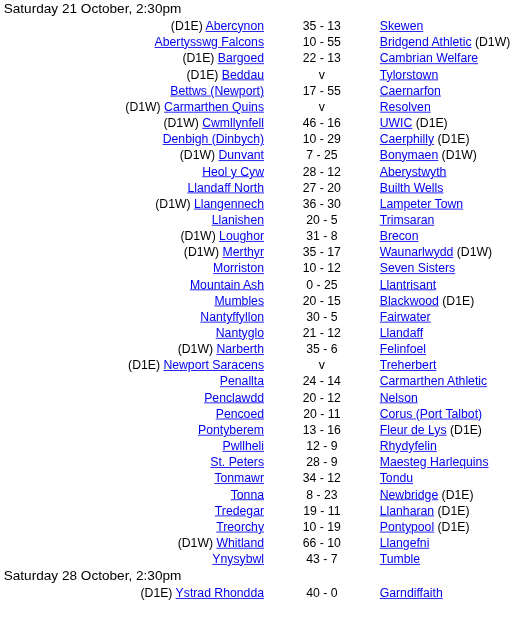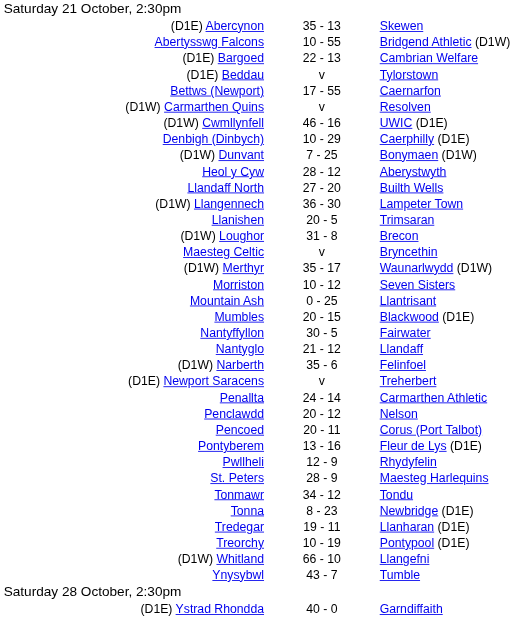+ row: (224, 252)
